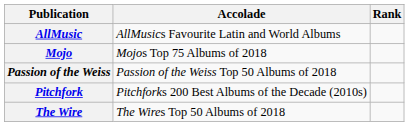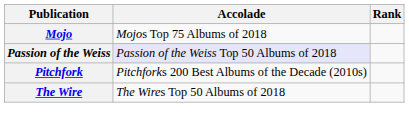- row: (59, 33)
(226, 72) no background -> (226, 53) lavender background
